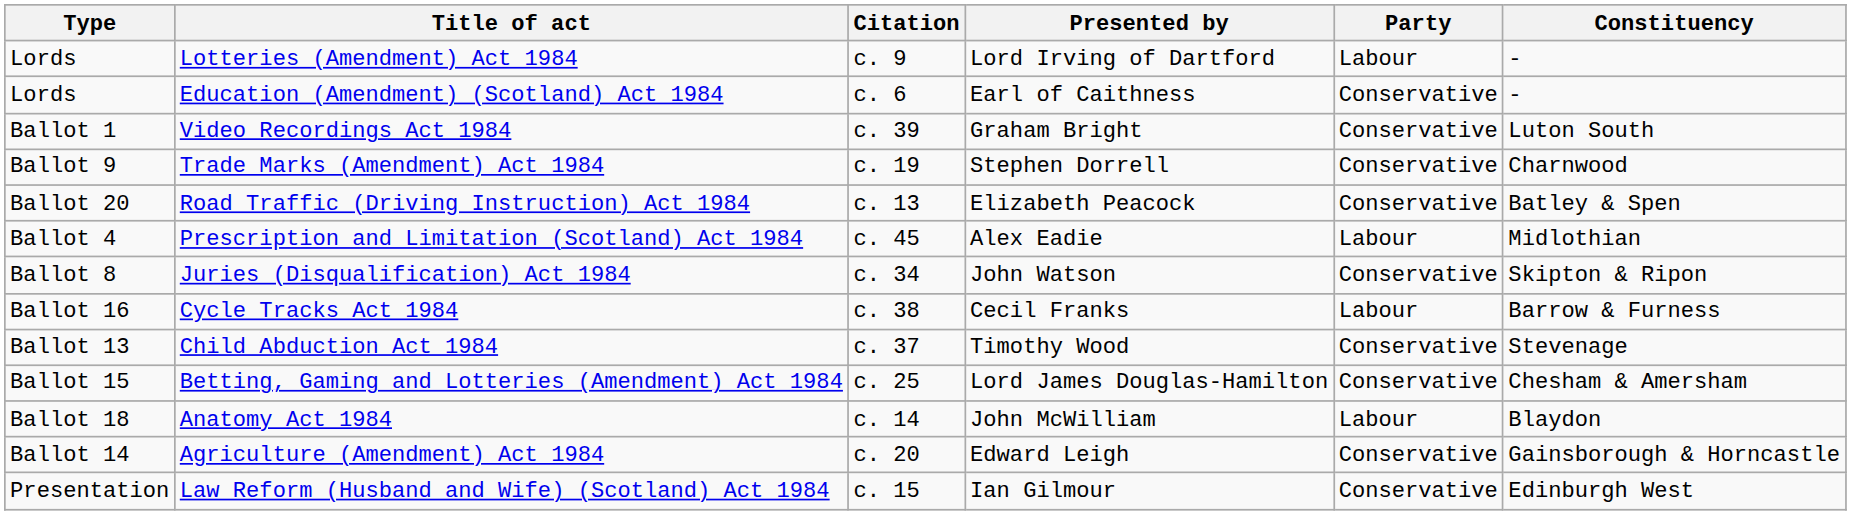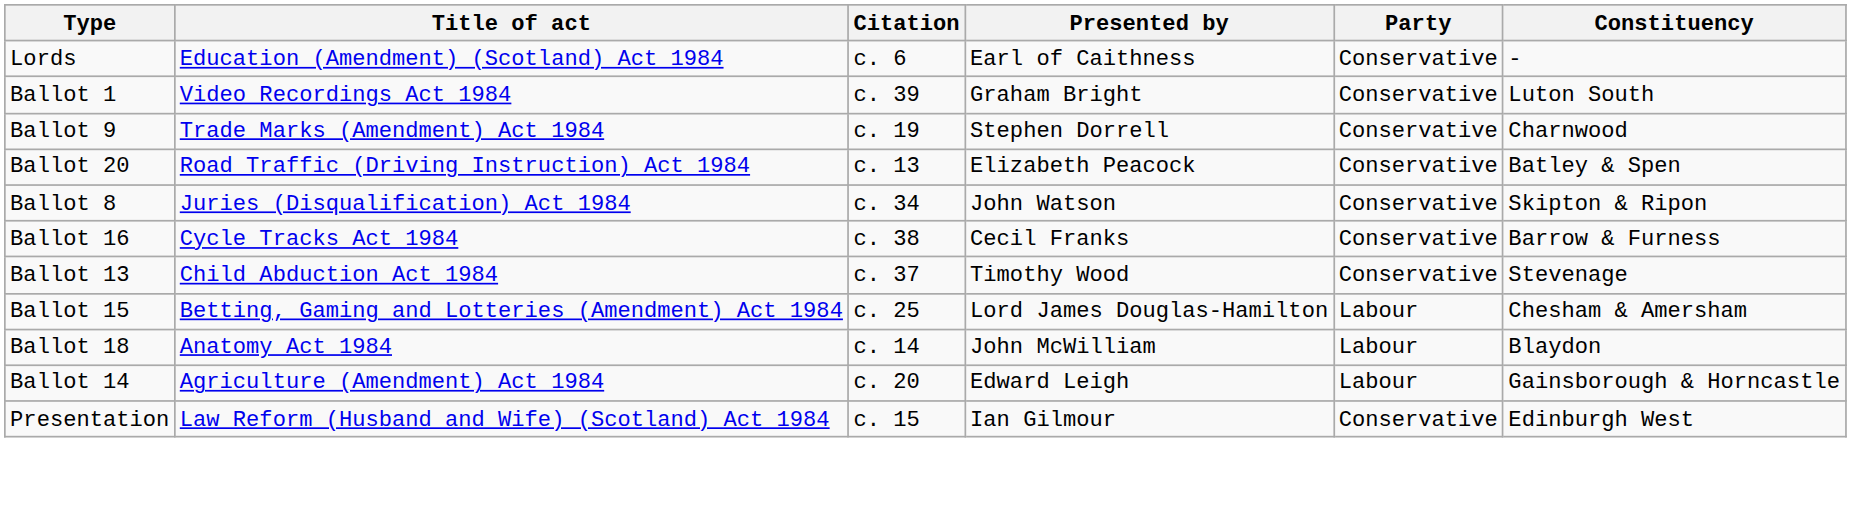- row: (379, 59)
- row: (491, 239)
(1378, 311) Labour -> (1418, 239) Conservative
(1418, 383) Conservative -> (1378, 311) Labour
(1418, 455) Conservative -> (1378, 383) Labour
